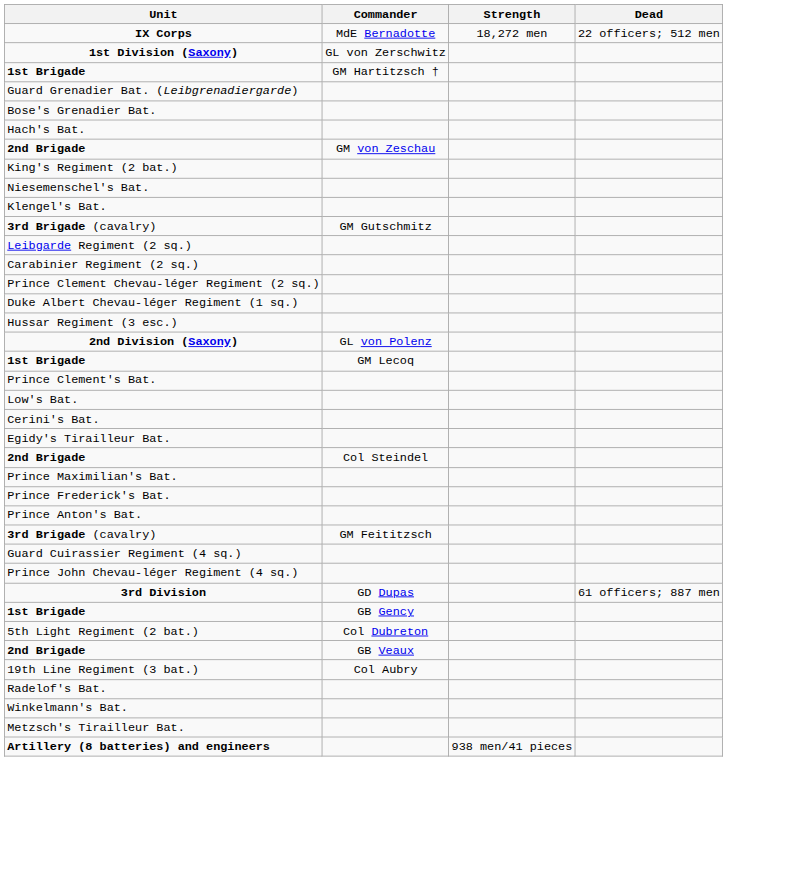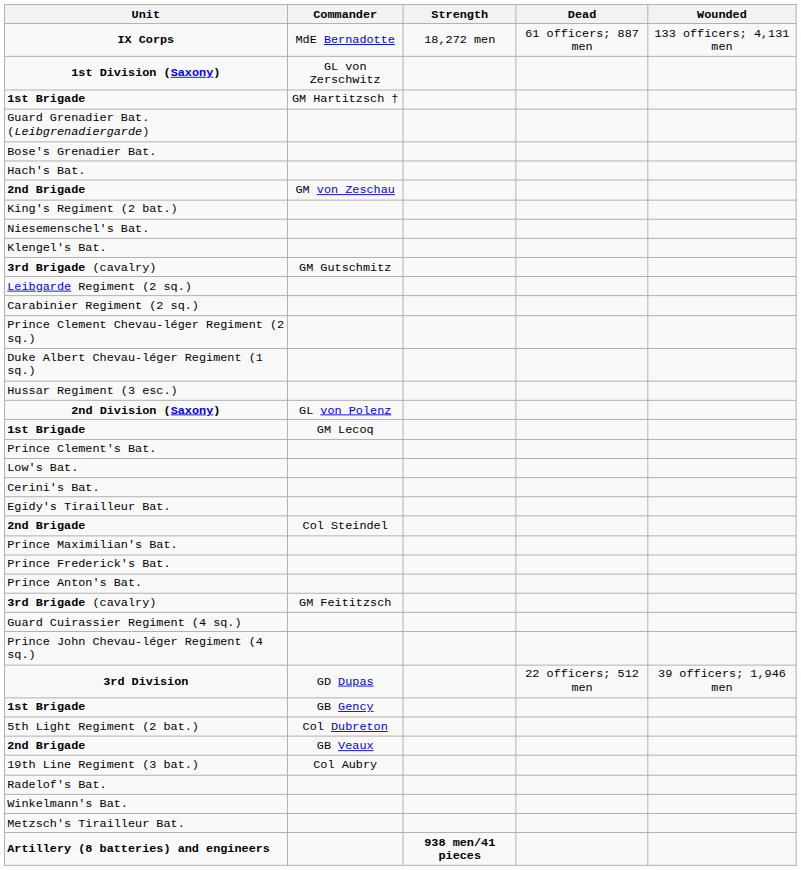+ column: (722, 14)
(649, 33) 22 officers; 512 men -> (582, 40) 61 officers; 887 men
(649, 593) 61 officers; 887 men -> (582, 681) 22 officers; 512 men
(512, 747) normal -> (460, 849) bold
